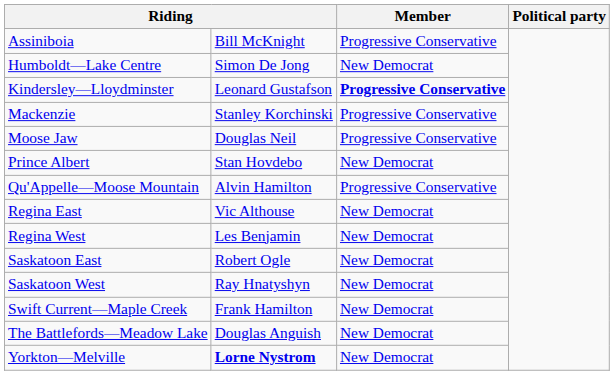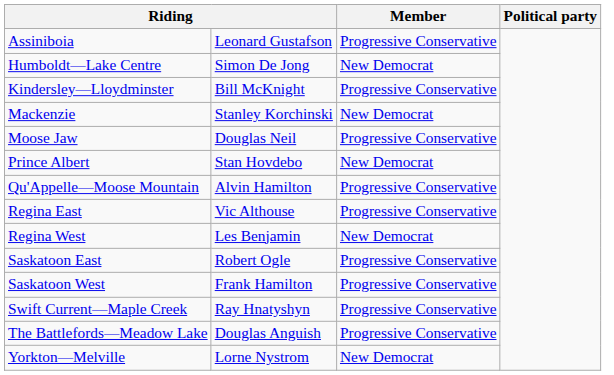(260, 41) Bill McKnight -> (273, 41) Leonard Gustafson
(273, 89) Leonard Gustafson -> (260, 89) Bill McKnight
(423, 89) bold -> (418, 89) normal
(418, 114) Progressive Conservative -> (387, 114) New Democrat
(387, 211) New Democrat -> (418, 211) Progressive Conservative
(387, 260) New Democrat -> (418, 260) Progressive Conservative
(262, 284) Ray Hnatyshyn -> (264, 284) Frank Hamilton
(387, 284) New Democrat -> (418, 284) Progressive Conservative
(264, 308) Frank Hamilton -> (262, 308) Ray Hnatyshyn
(387, 308) New Democrat -> (418, 308) Progressive Conservative
(387, 333) New Democrat -> (418, 333) Progressive Conservative
(265, 357) bold -> (262, 357) normal
